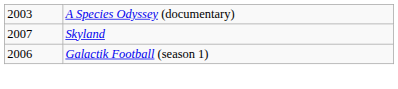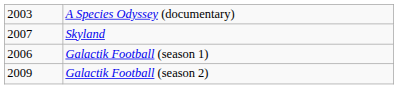+ row: (137, 73)
